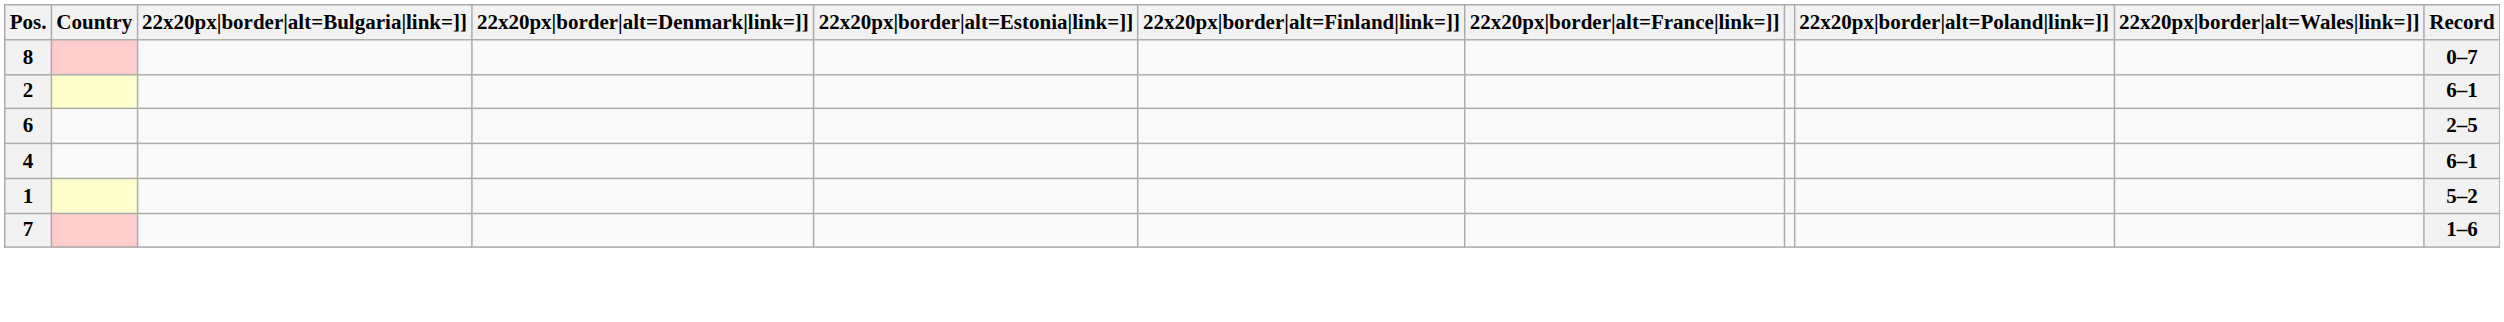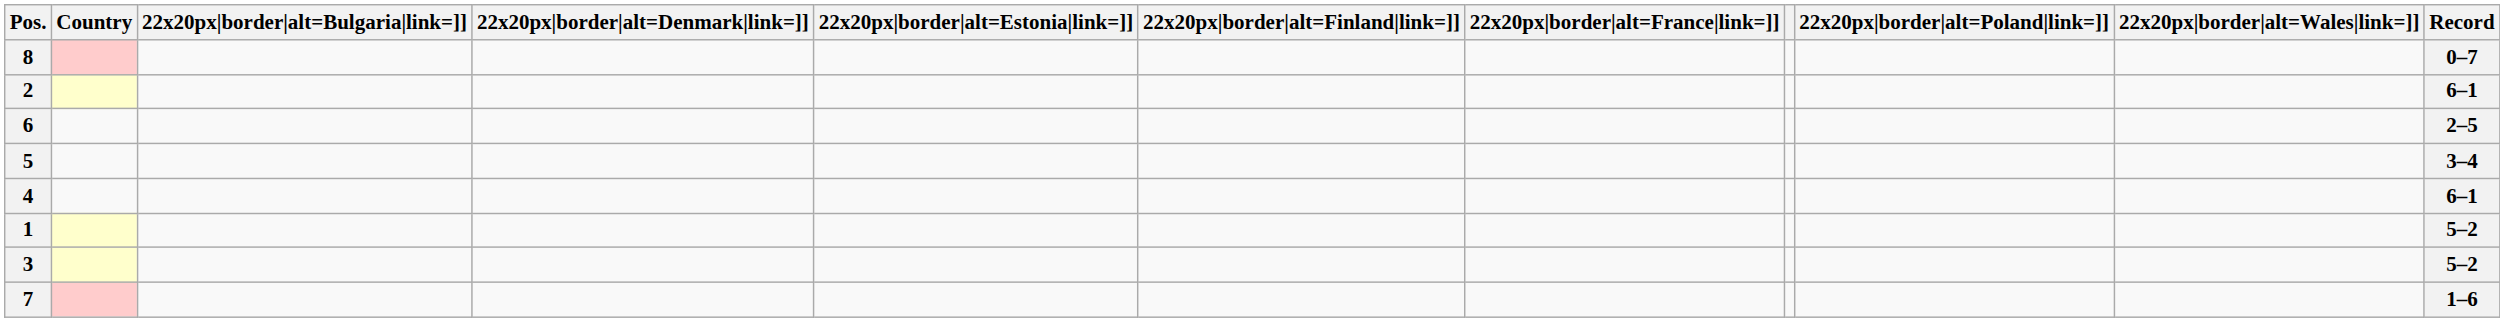+ row: (28, 160)
+ row: (28, 264)
